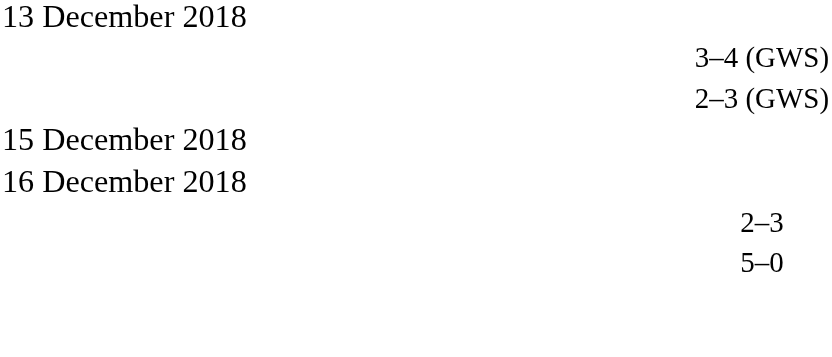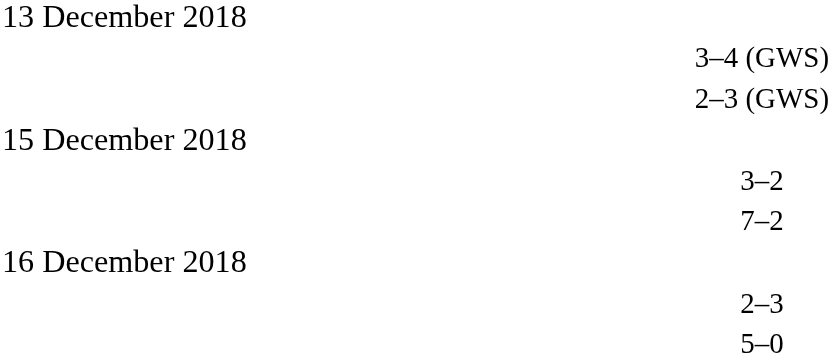+ row: (316, 181)
+ row: (316, 221)
